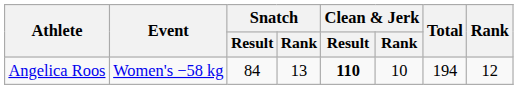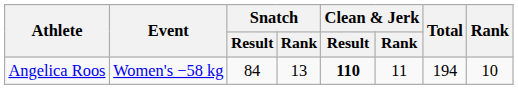(399, 71) 10 -> (399, 71) 11
(490, 71) 12 -> (490, 71) 10
